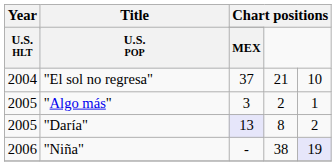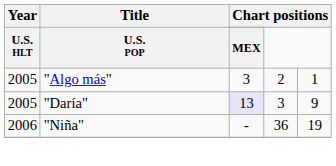- row: (98, 79)
(281, 126) 8 -> (281, 103) 3
(315, 126) 2 -> (315, 103) 9
(281, 149) 38 -> (281, 126) 36
(315, 149) lavender background -> (315, 126) no background
